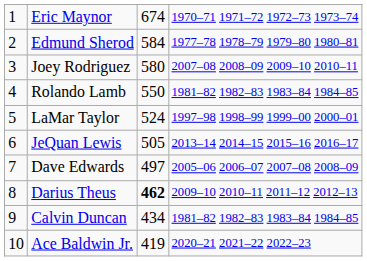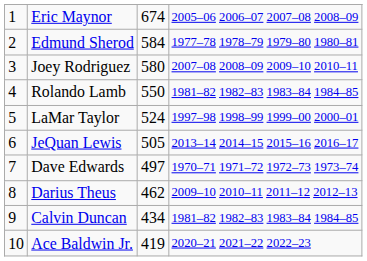(265, 17) 1970–71 1971–72 1972–73 1973–74 -> (265, 17) 2005–06 2006–07 2007–08 2008–09
(265, 167) 2005–06 2006–07 2007–08 2008–09 -> (265, 167) 1970–71 1971–72 1972–73 1973–74
(153, 192) bold -> (153, 192) normal
